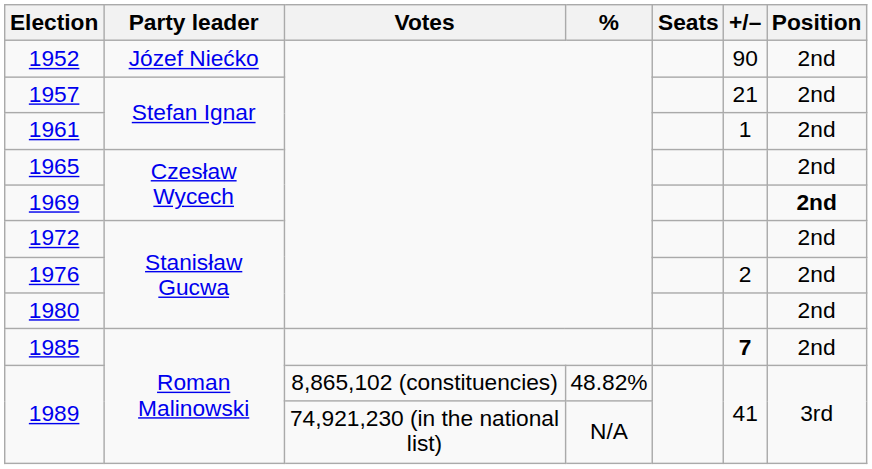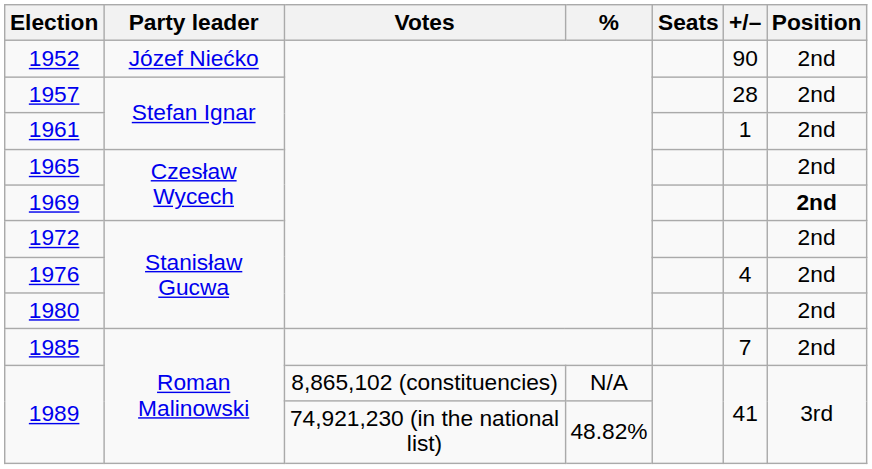(745, 94) 21 -> (745, 94) 28
(745, 274) 2 -> (745, 274) 4
(745, 346) bold -> (745, 346) normal
(609, 382) 48.82% -> (609, 382) N/A
(609, 431) N/A -> (609, 431) 48.82%
